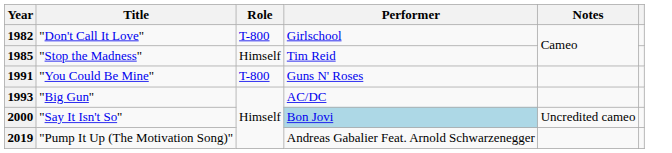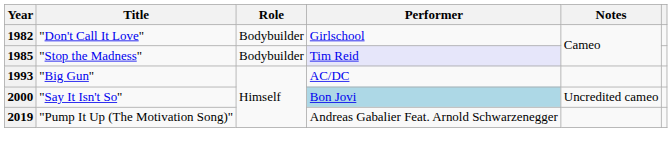(254, 35) T-800 -> (271, 35) Bodybuilder
(260, 55) Himself -> (271, 55) Bodybuilder
(311, 55) no background -> (334, 55) lavender background
- row: (20, 76)
